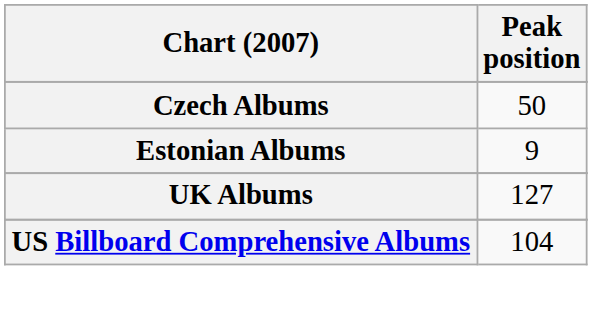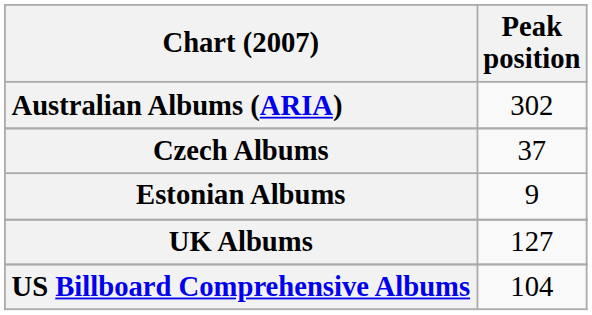+ row: (177, 104)
(532, 104) 50 -> (532, 150) 37
